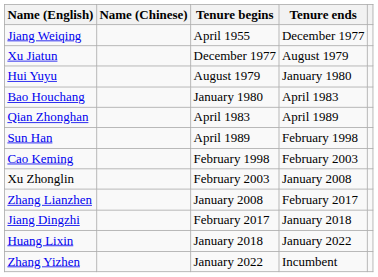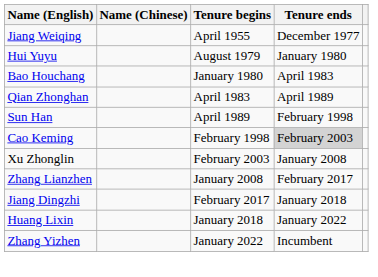- row: (32, 55)
(320, 158) no background -> (315, 138) lightgrey background
